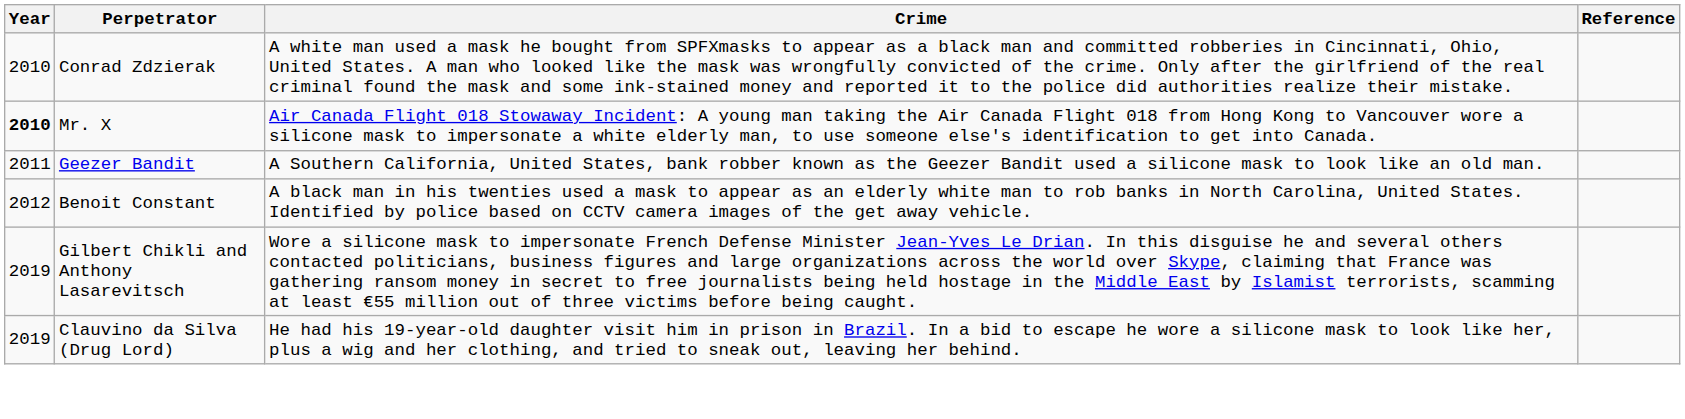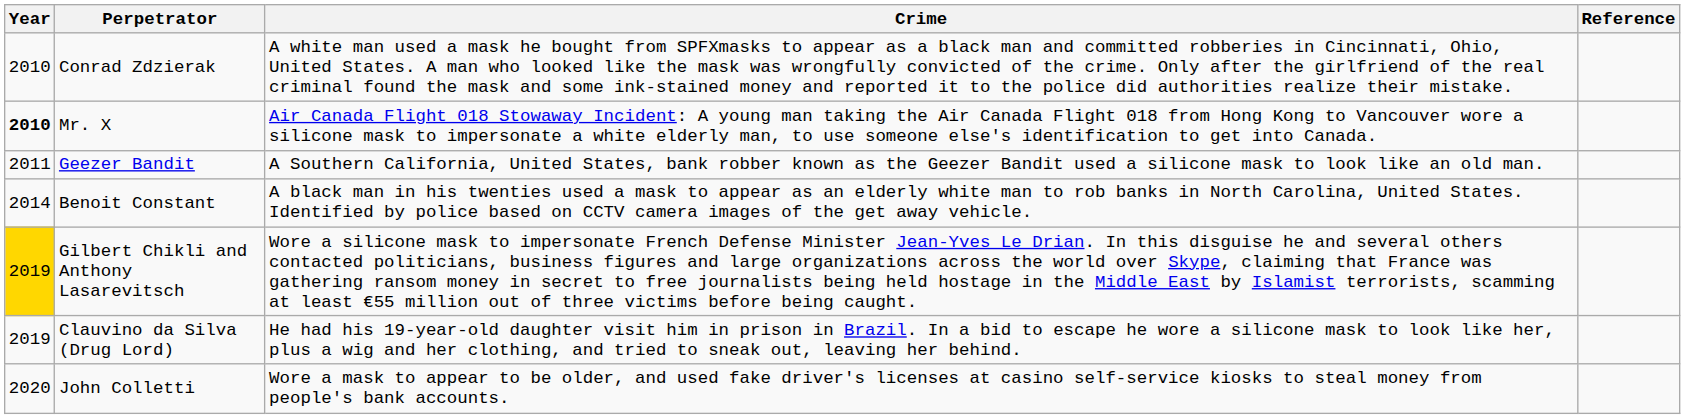(30, 203) 2012 -> (30, 203) 2014
(30, 271) no background -> (30, 271) gold background
+ row: (127, 388)
